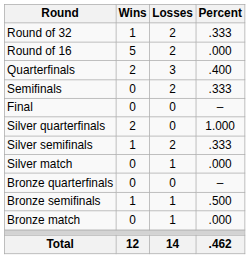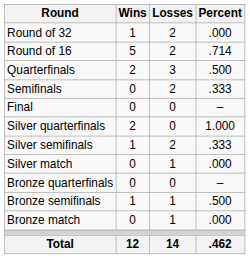(220, 32) .333 -> (220, 32) .000
(220, 51) .000 -> (220, 51) .714
(220, 70) .400 -> (220, 70) .500
